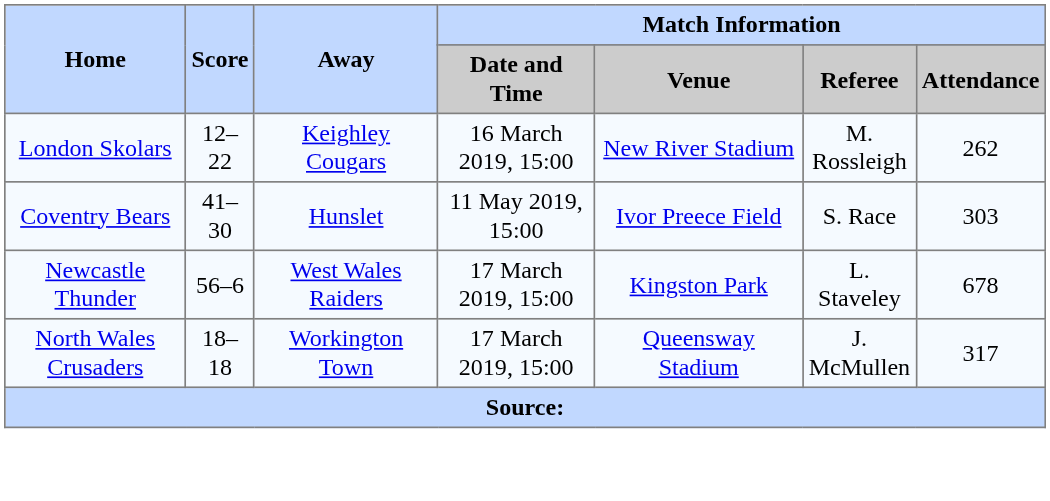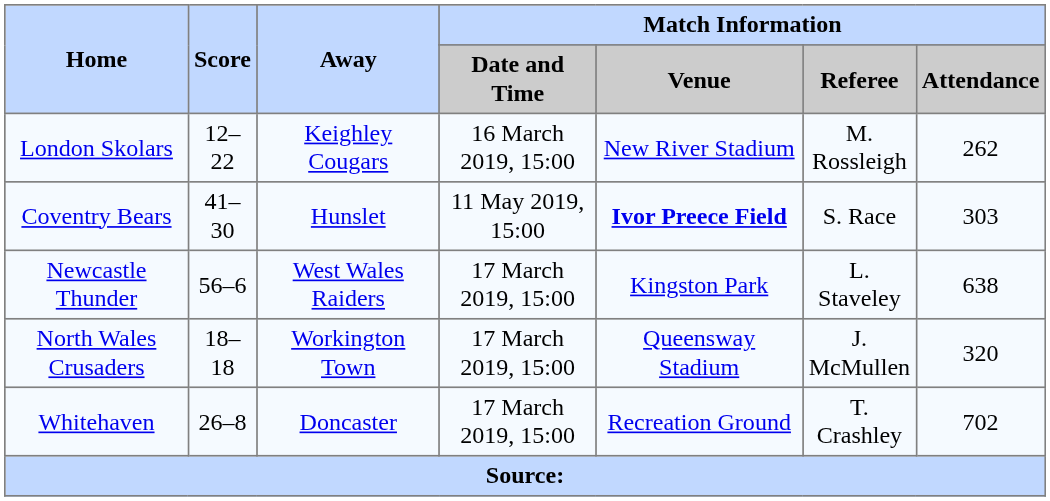(699, 215) normal -> (699, 215) bold
(981, 284) 678 -> (981, 284) 638
(981, 352) 317 -> (981, 352) 320
+ row: (96, 421)
